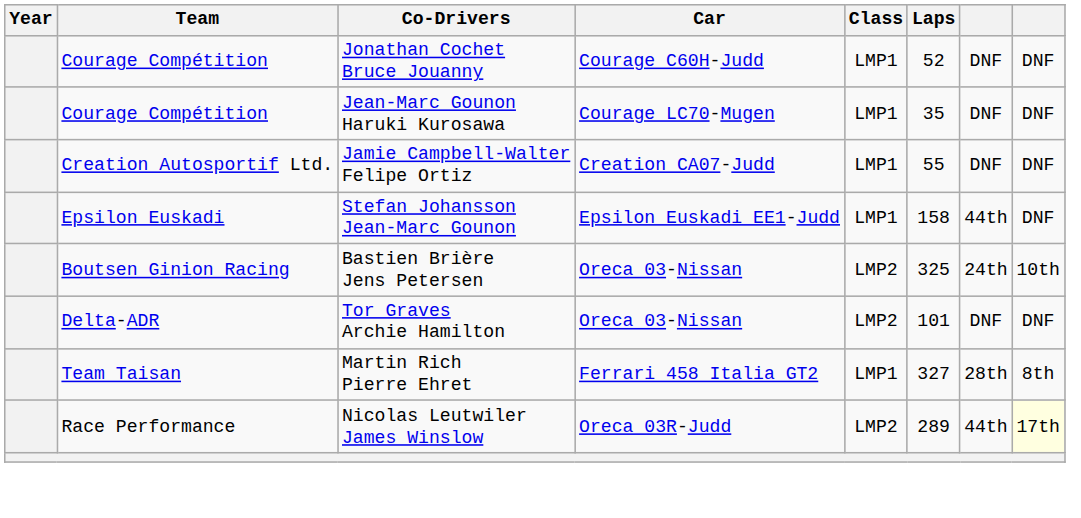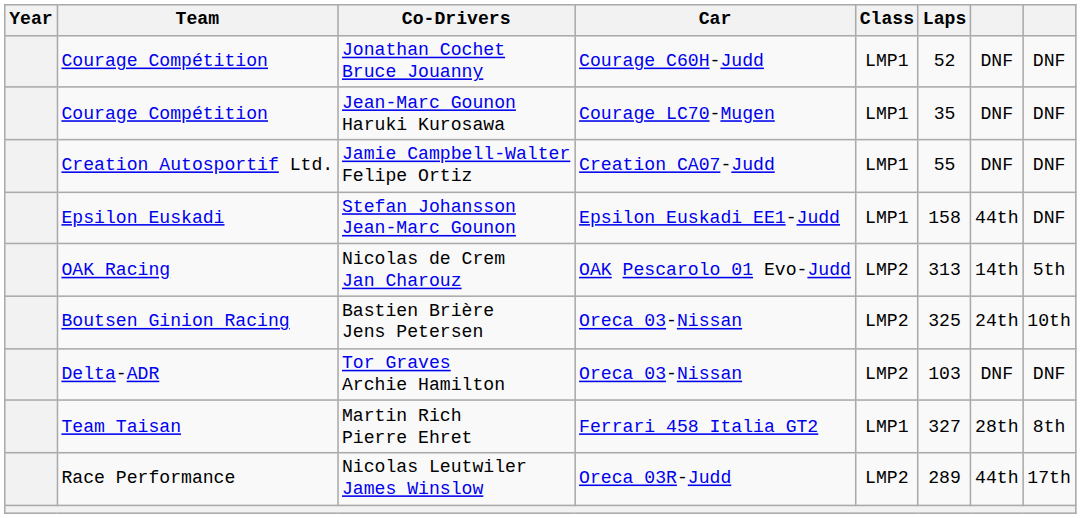+ row: (424, 270)
(934, 322) 101 -> (945, 374) 103
(1038, 426) lightyellow background -> (1049, 478) no background
